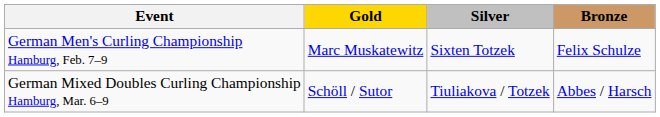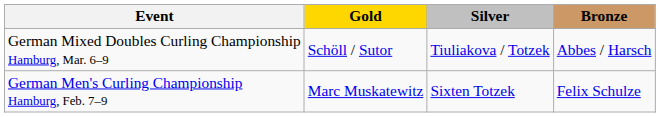rows swapped: (125, 49) <-> (154, 91)
